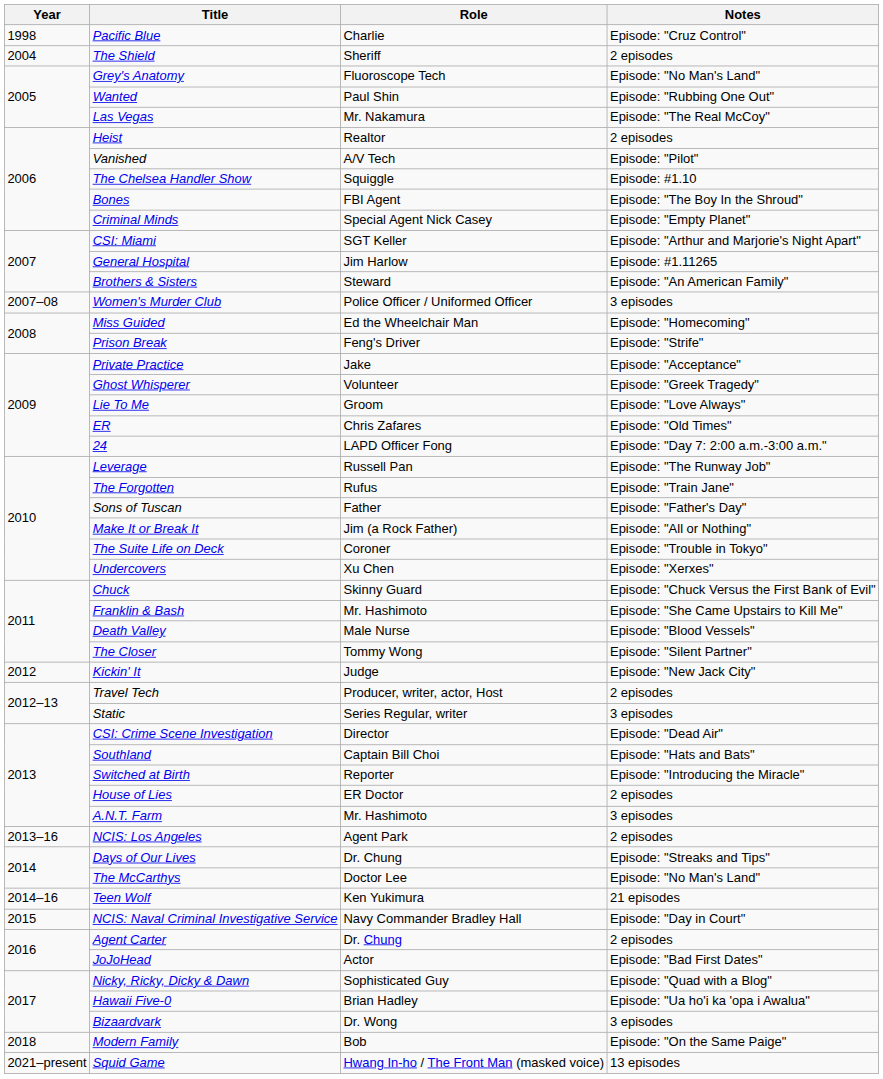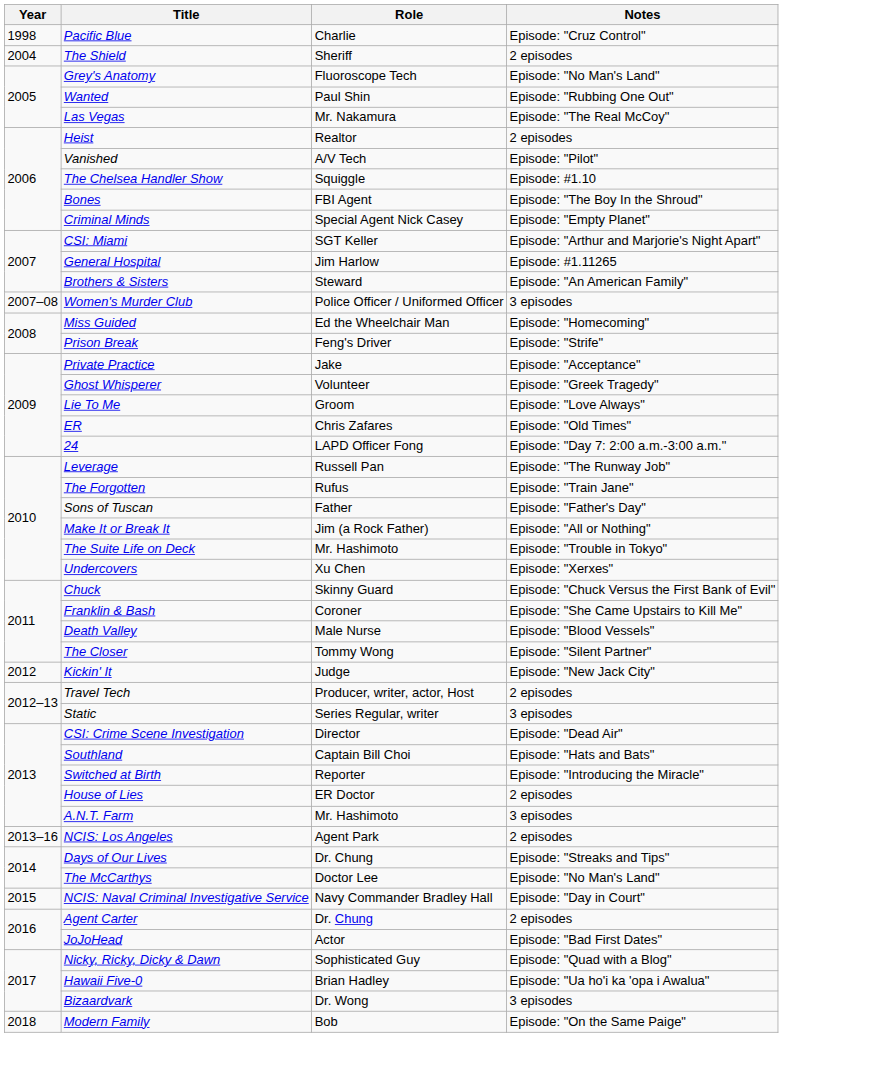(367, 549) Coroner -> (356, 549) Mr. Hashimoto
(385, 610) Mr. Hashimoto -> (338, 610) Coroner
- row: (122, 898)
- row: (129, 1063)
